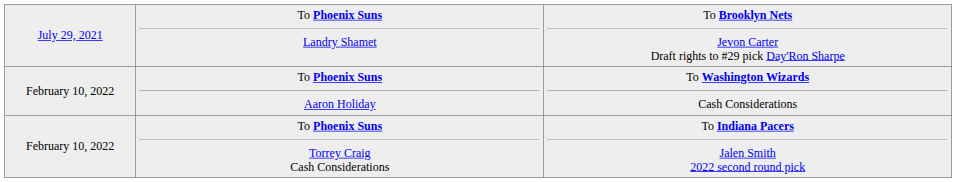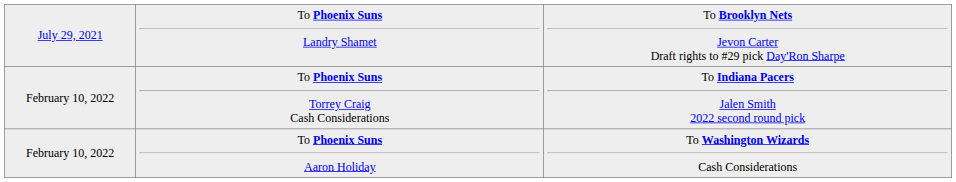rows swapped: (340, 146) <-> (340, 91)
